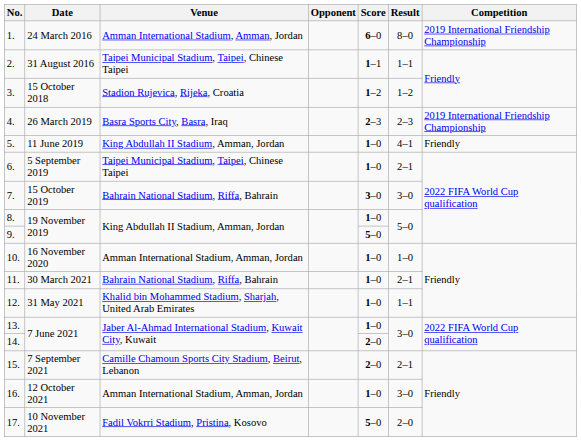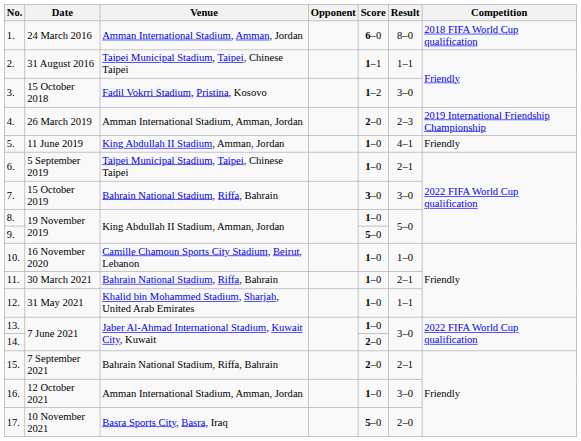(487, 35) 2019 International Friendship Championship -> (471, 35) 2018 FIFA World Cup qualification
(173, 92) Stadion Rujevica, Rijeka, Croatia -> (184, 92) Fadil Vokrri Stadium, Pristina, Kosovo
(405, 92) 1–2 -> (405, 92) 3–0
(165, 121) Basra Sports City, Basra, Iraq -> (203, 121) Amman International Stadium, Amman, Jordan
(373, 121) 2–3 -> (373, 121) 2–0
(203, 257) Amman International Stadium, Amman, Jordan -> (202, 257) Camille Chamoun Sports City Stadium, Beirut, Lebanon
(202, 365) Camille Chamoun Sports City Stadium, Beirut, Lebanon -> (190, 365) Bahrain National Stadium, Riffa, Bahrain
(184, 422) Fadil Vokrri Stadium, Pristina, Kosovo -> (165, 422) Basra Sports City, Basra, Iraq
